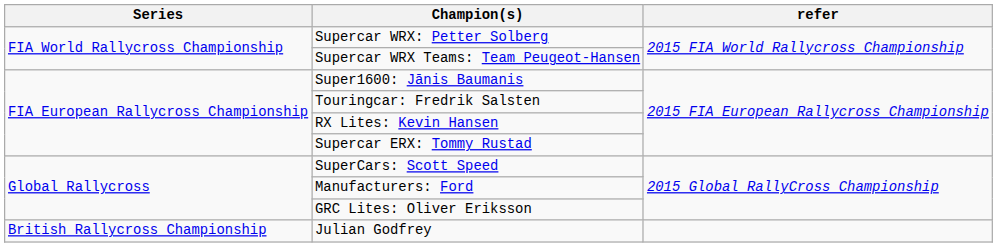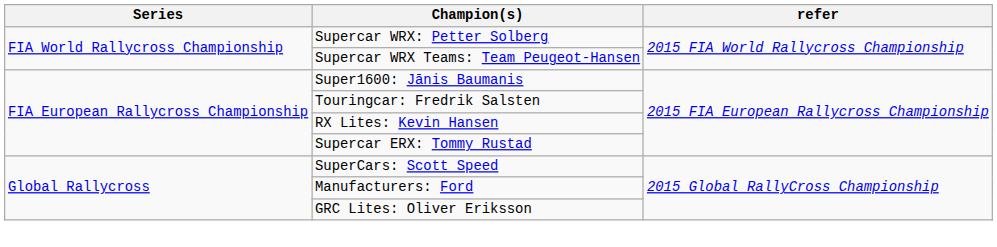- row: (373, 231)
